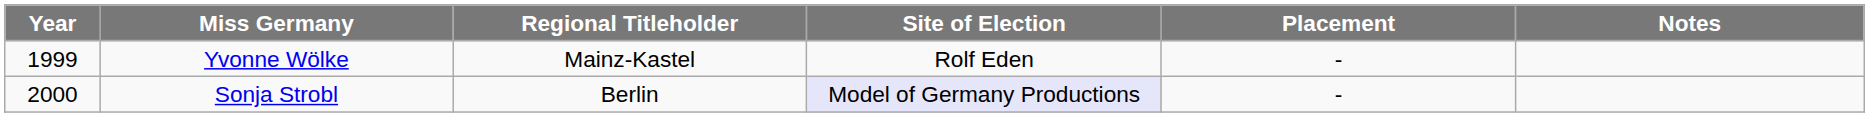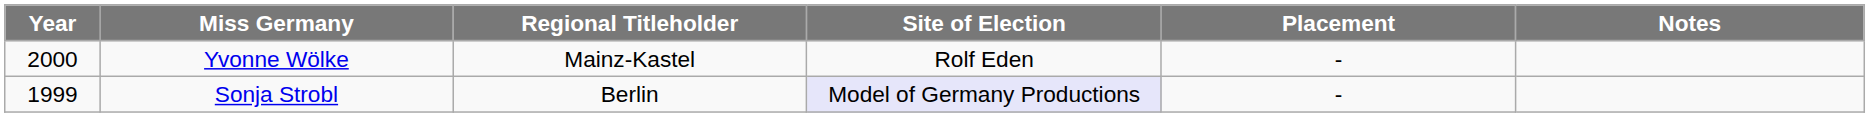(53, 59) 1999 -> (53, 59) 2000
(53, 95) 2000 -> (53, 95) 1999
